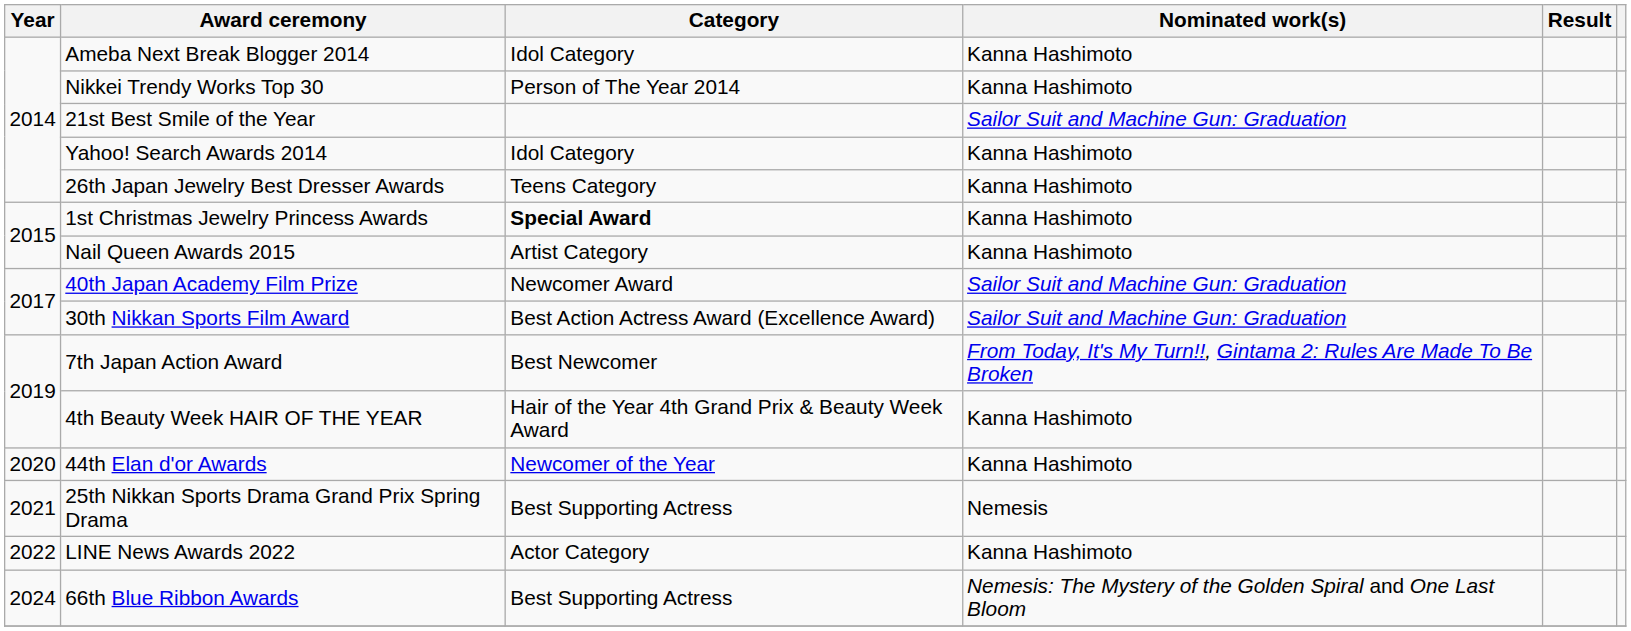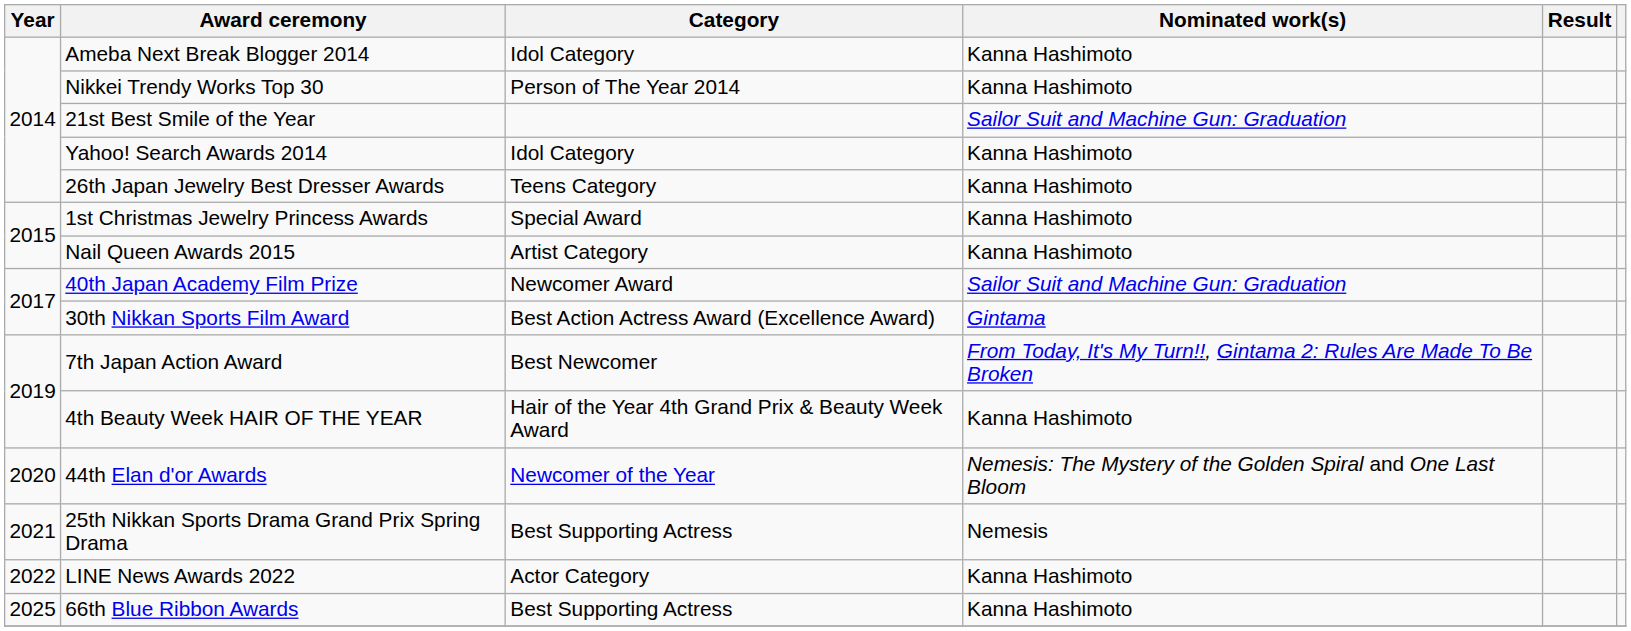(581, 218) bold -> (576, 218) normal
(1157, 317) Sailor Suit and Machine Gun: Graduation -> (1006, 317) Gintama
(1050, 463) Kanna Hashimoto -> (1231, 475) Nemesis: The Mystery of the Golden Spiral and One Last Bloom
(33, 597) 2024 -> (33, 609) 2025
(1231, 597) Nemesis: The Mystery of the Golden Spiral and One Last Bloom -> (1050, 609) Kanna Hashimoto
